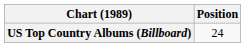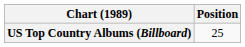(217, 33) 24 -> (217, 33) 25
